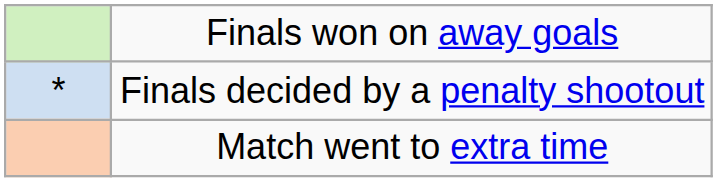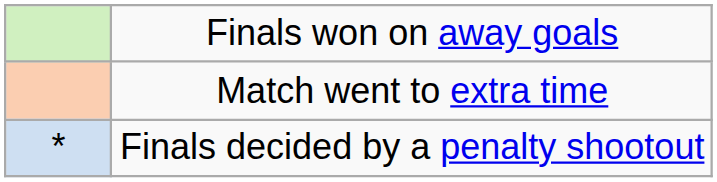rows swapped: (412, 90) <-> (412, 147)
